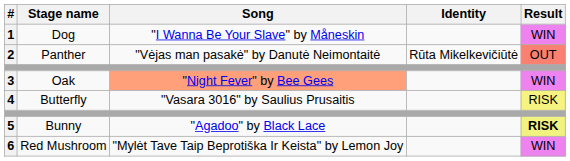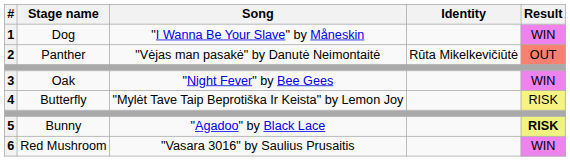(258, 80) lightsalmon background -> (258, 80) no background
(258, 100) "Vasara 3016" by Saulius Prusaitis -> (258, 100) "Mylėt Tave Taip Beprotiška Ir Keista" by Lemon Joy
(258, 146) "Mylėt Tave Taip Beprotiška Ir Keista" by Lemon Joy -> (258, 146) "Vasara 3016" by Saulius Prusaitis
